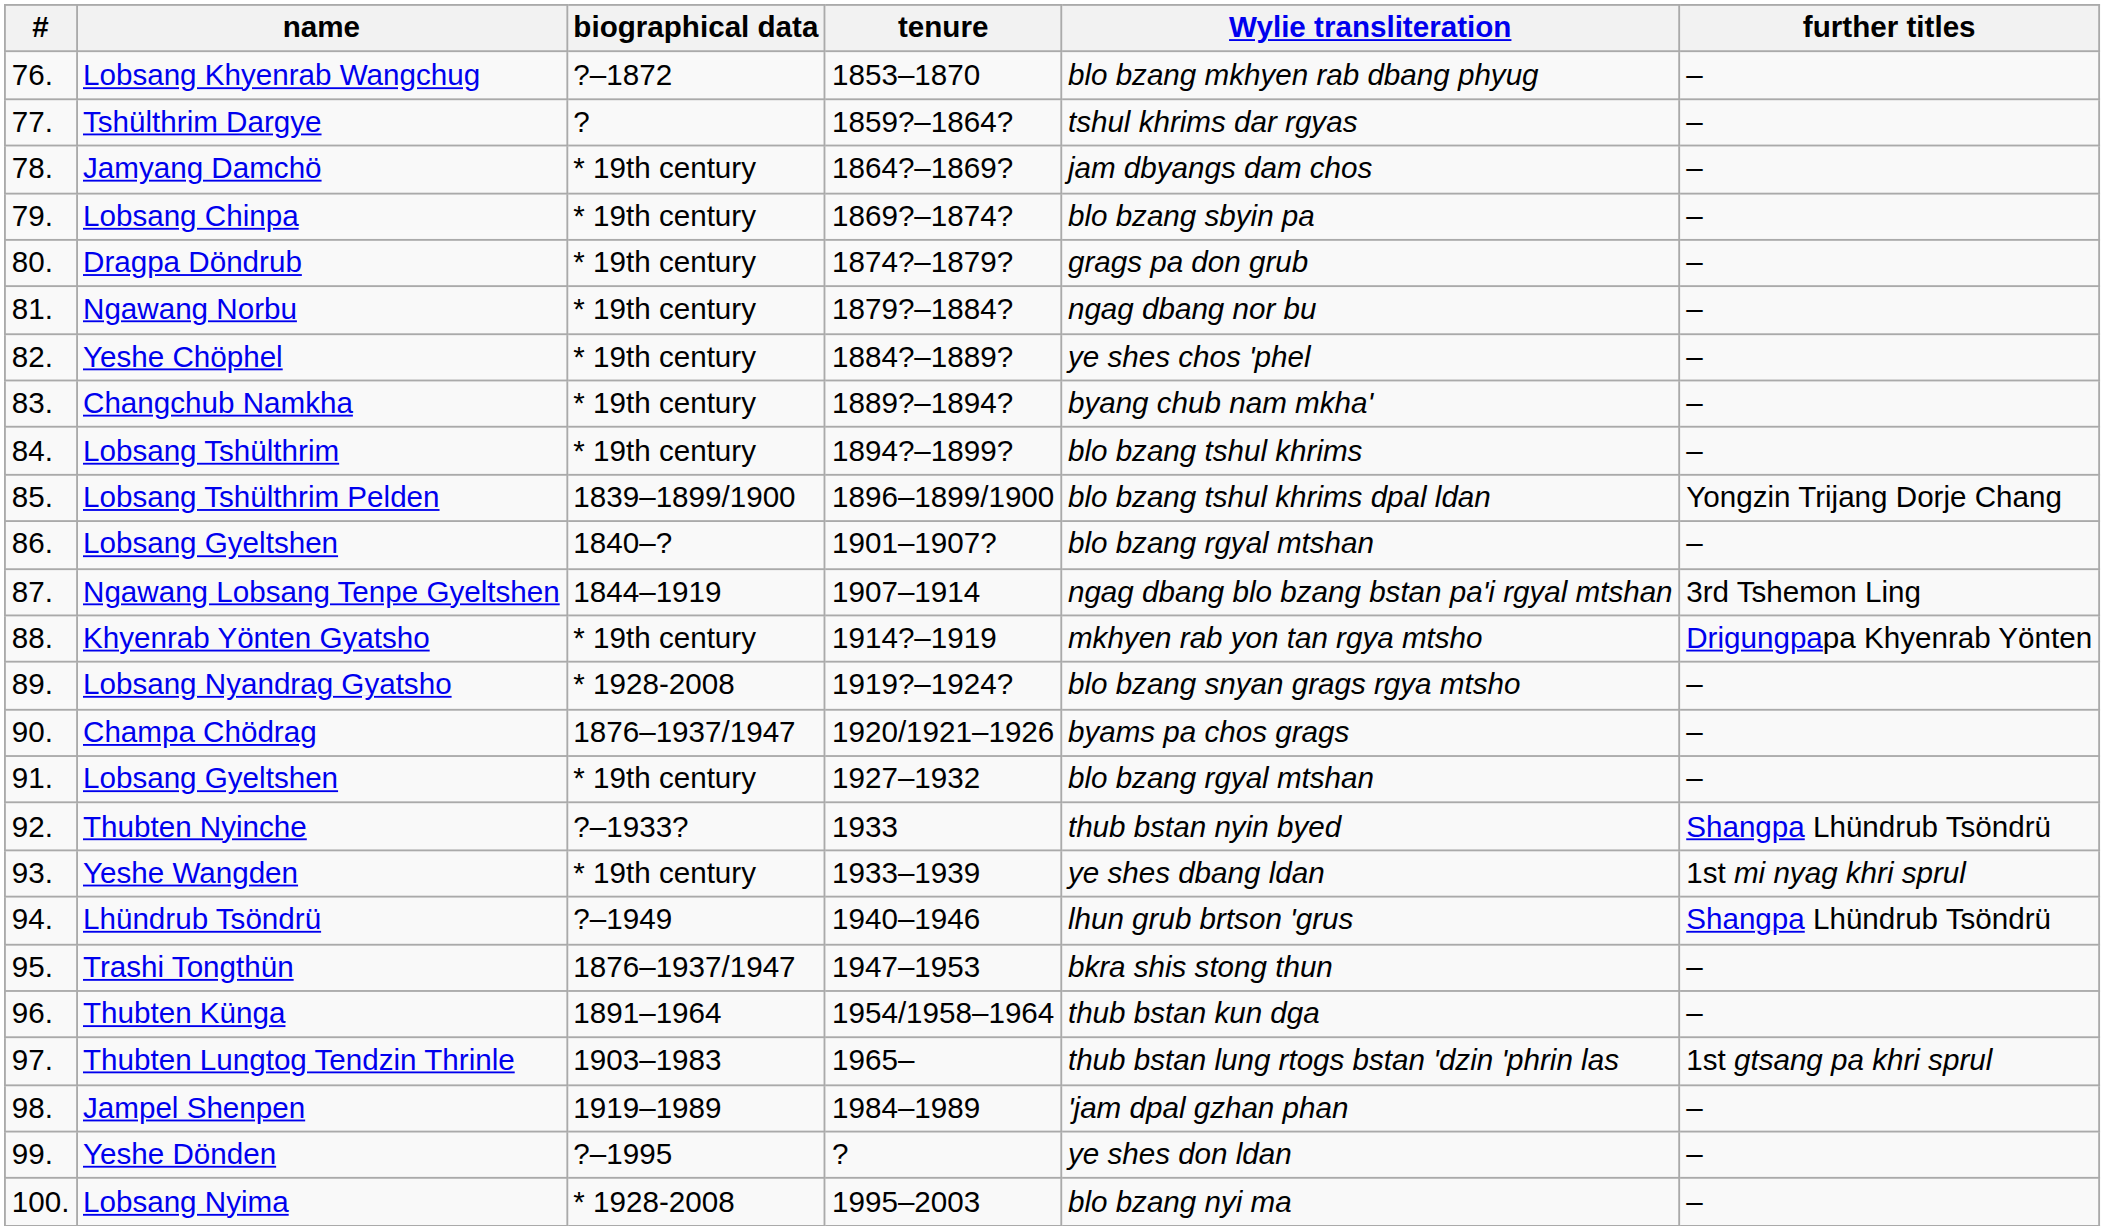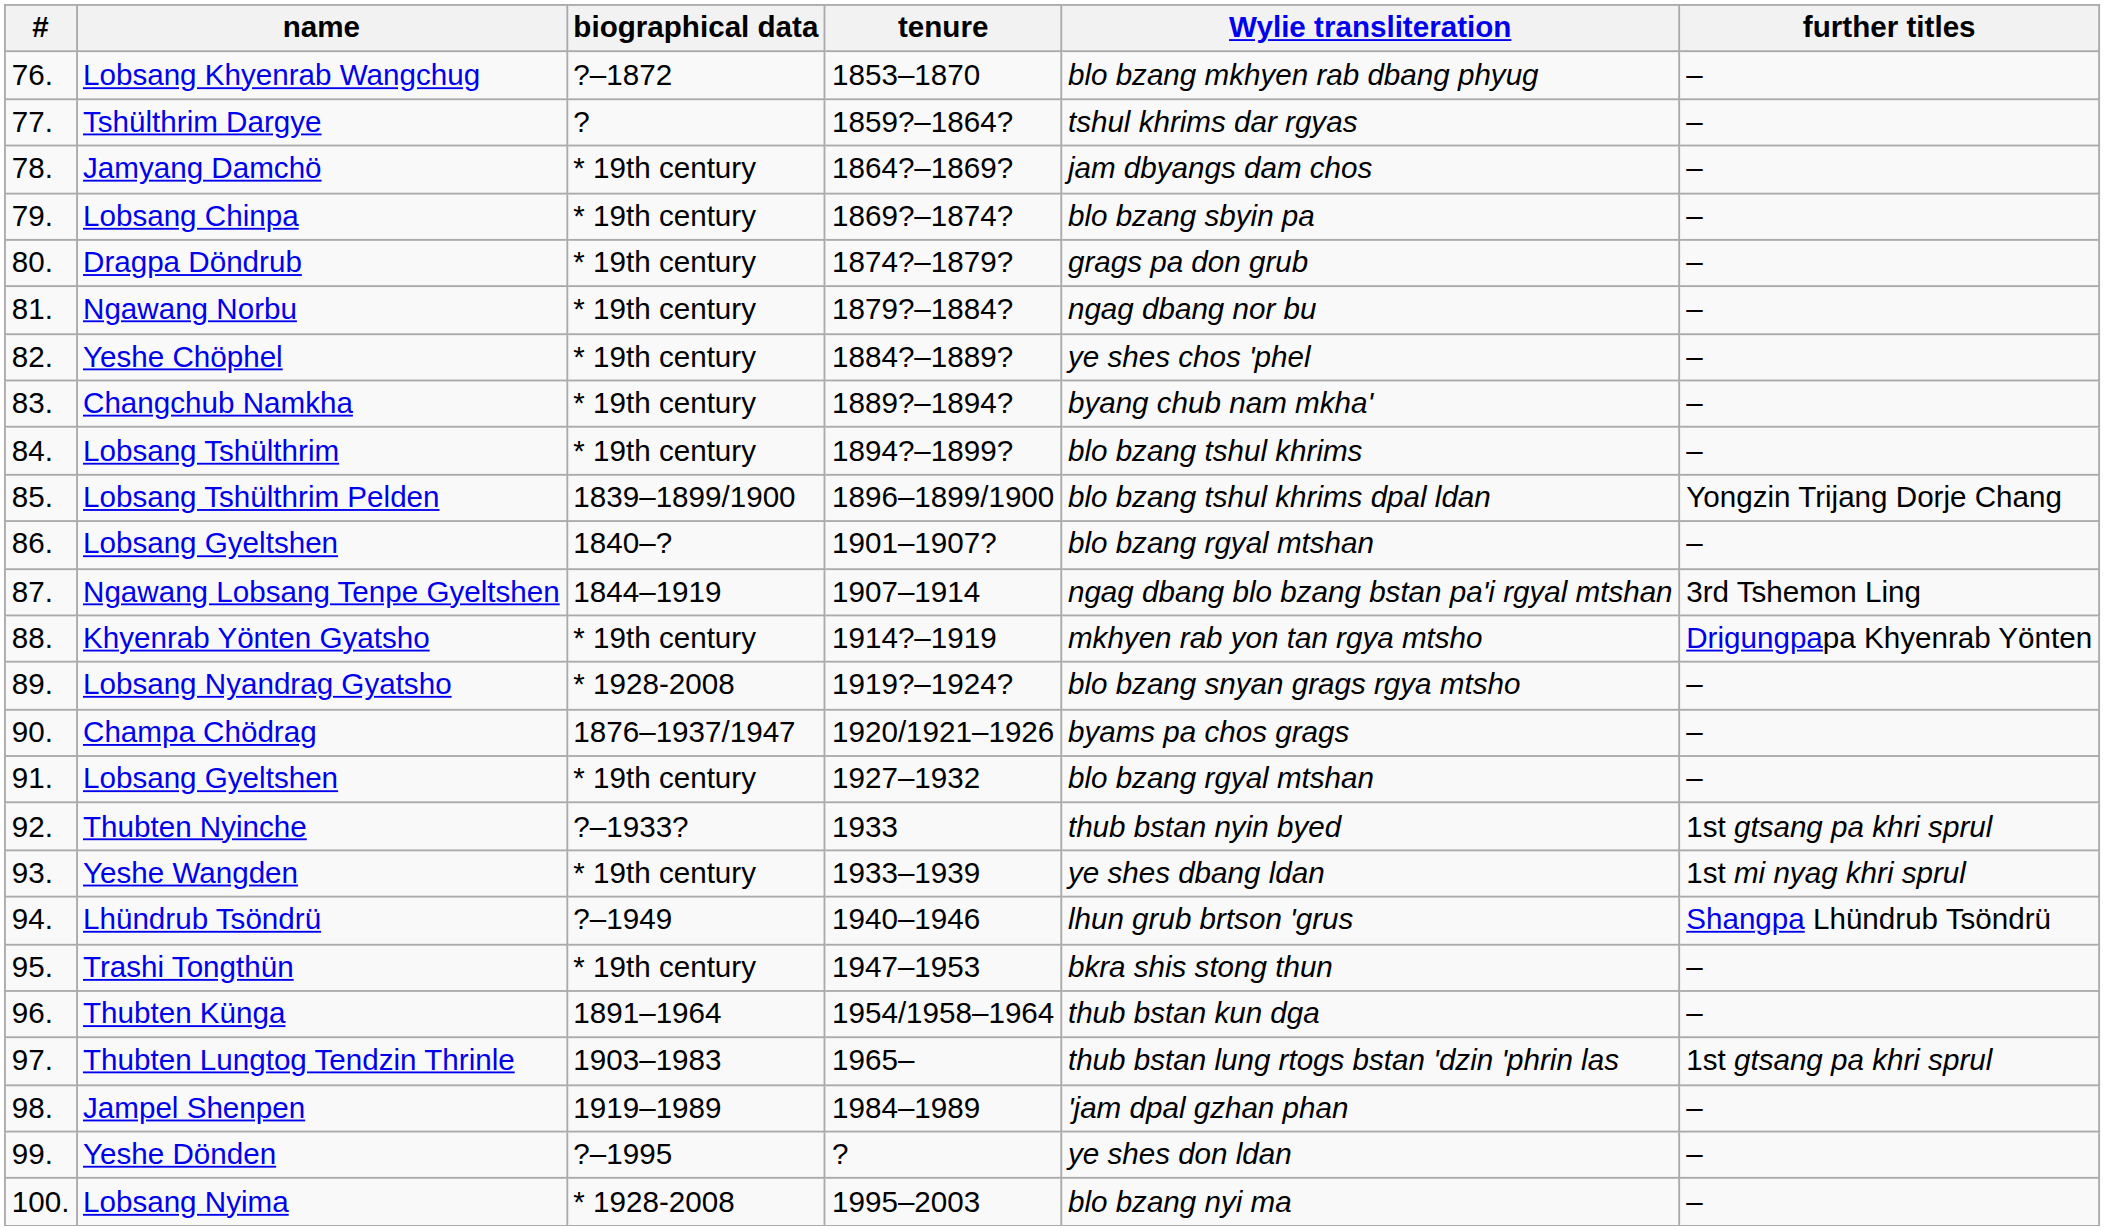(1869, 826) Shangpa Lhündrub Tsöndrü -> (1839, 826) 1st gtsang pa khri sprul
(684, 966) 1876–1937/1947 -> (665, 966) * 19th century
